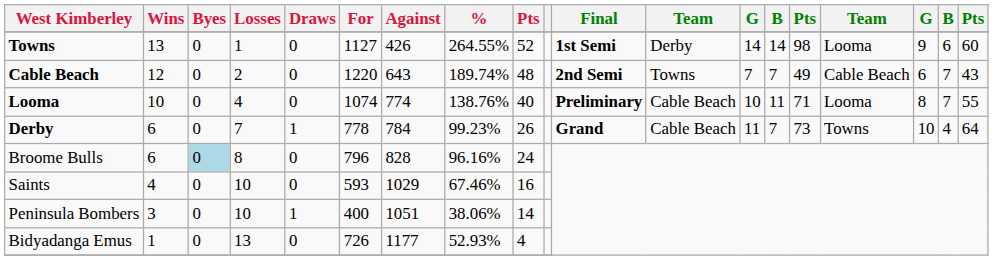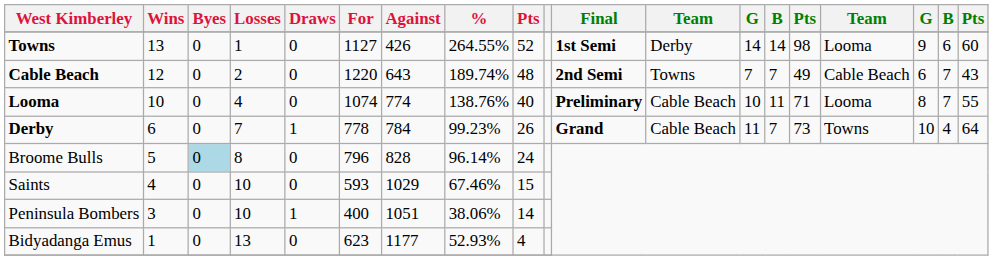(151, 157) 6 -> (151, 157) 5
(475, 157) 96.16% -> (475, 157) 96.14%
(526, 184) 16 -> (526, 184) 15
(356, 240) 726 -> (356, 240) 623
